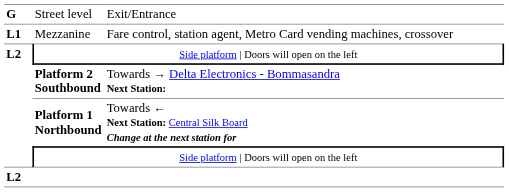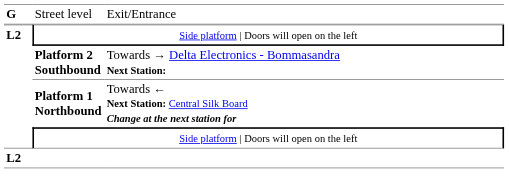- row: (63, 34)
